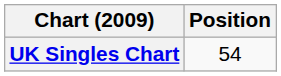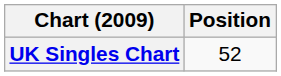(230, 53) 54 -> (230, 53) 52
